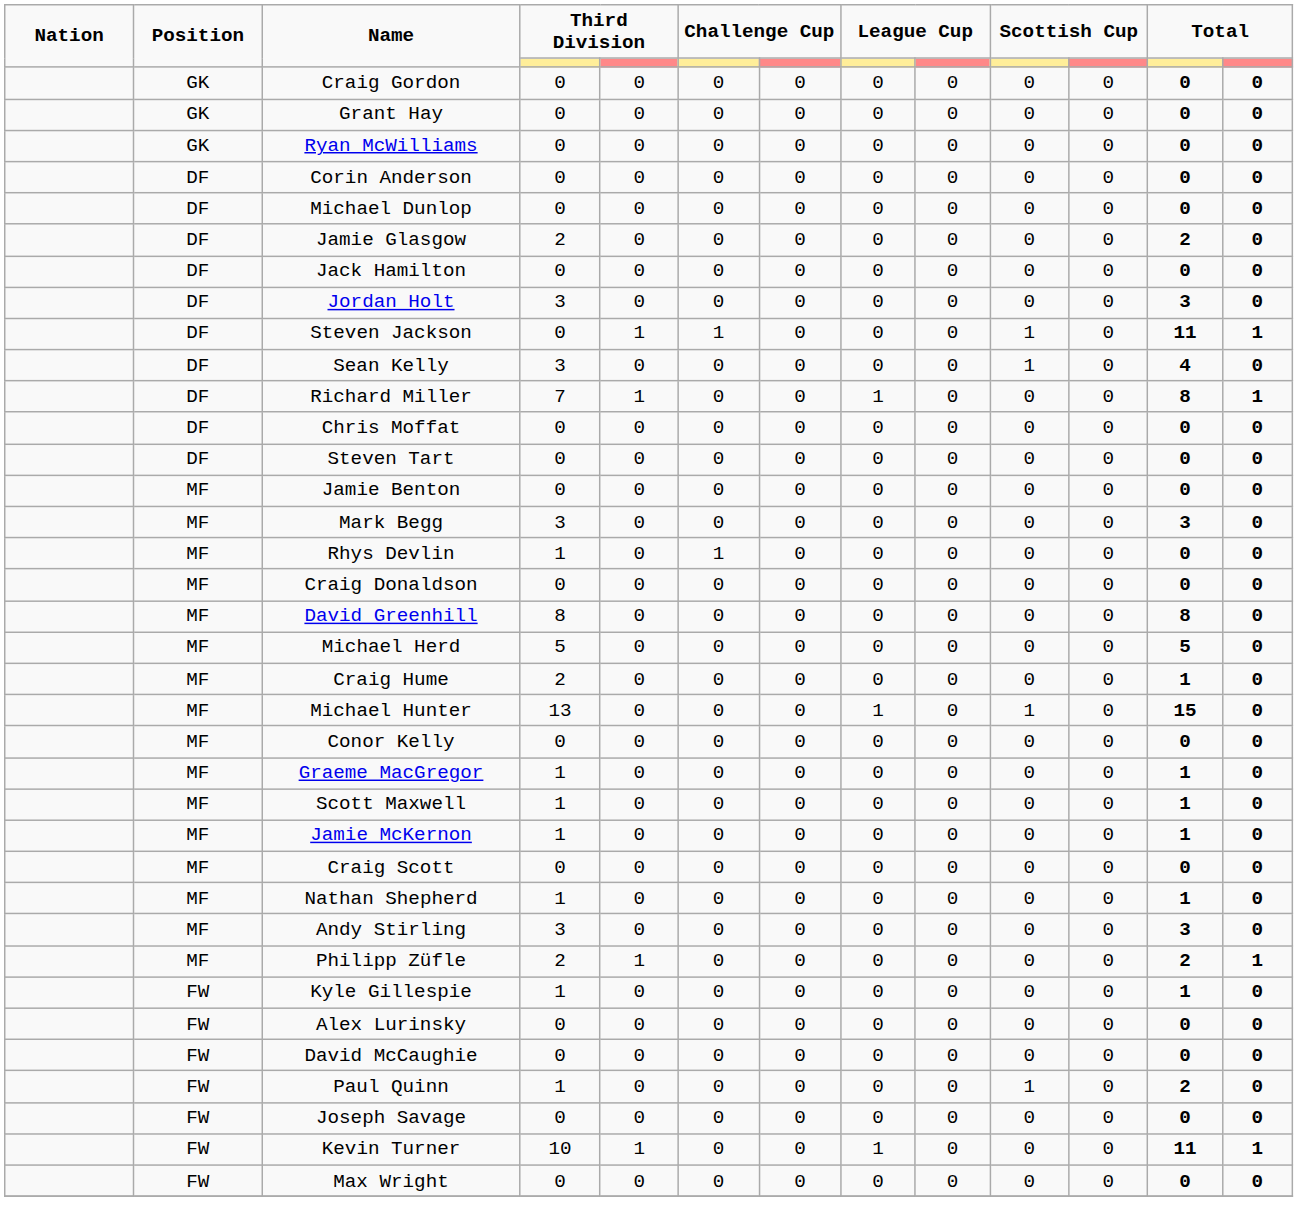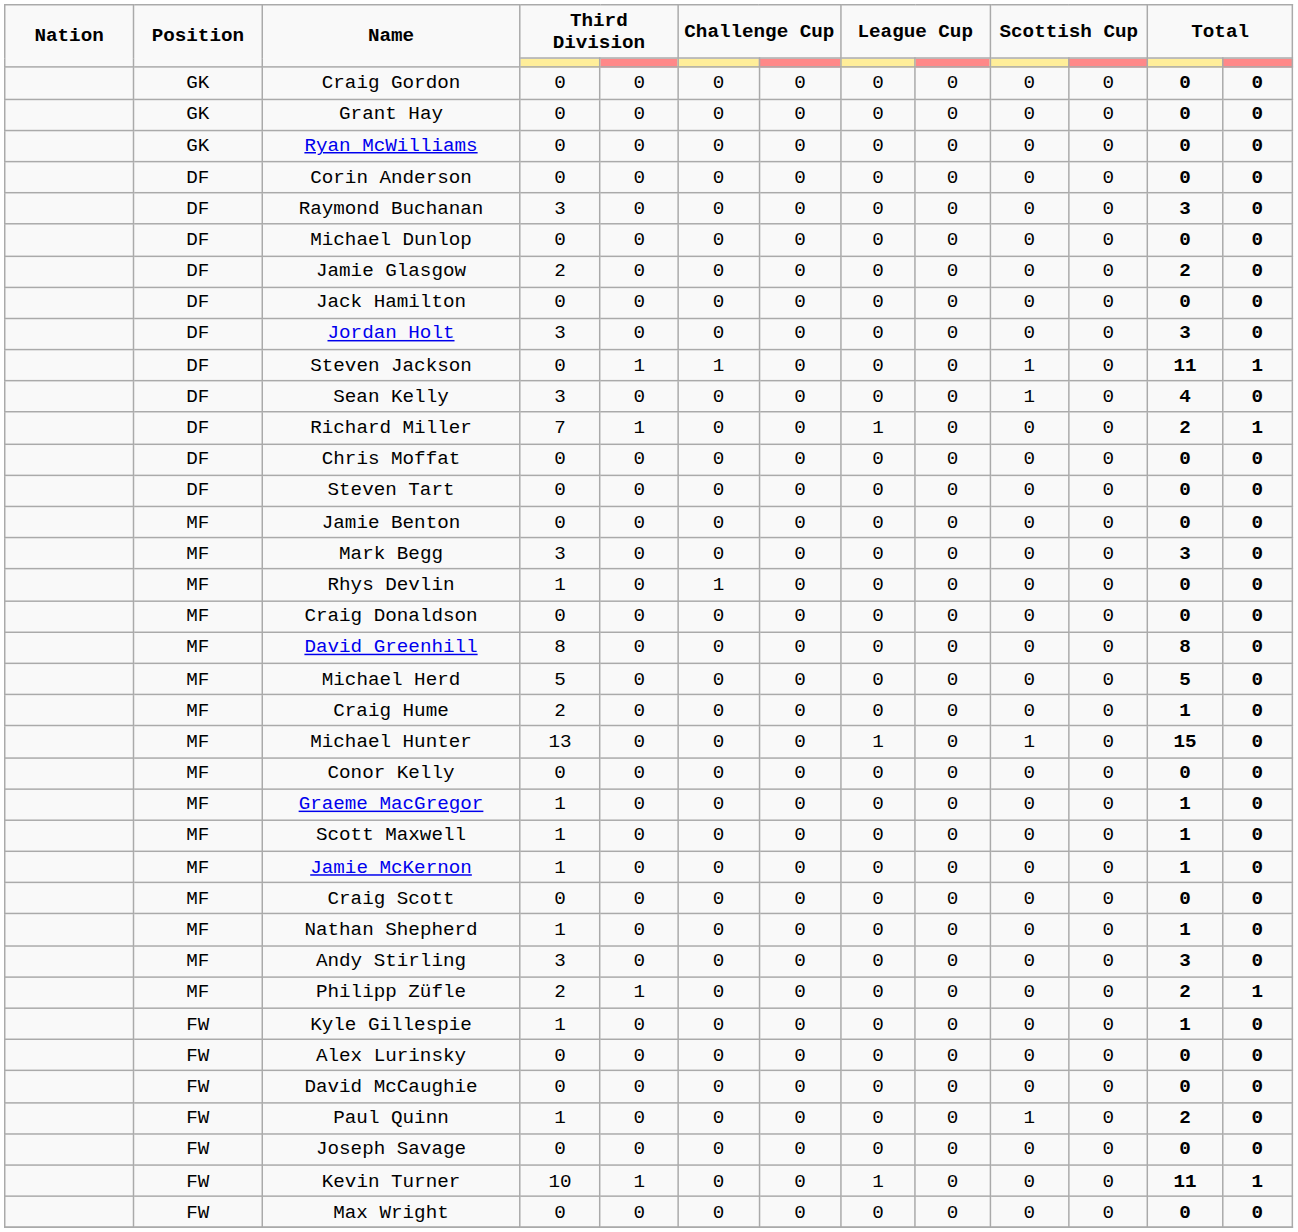+ row: (391, 209)
(1185, 397) 8 -> (1185, 428) 2
